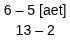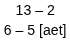rows swapped: (35, 30) <-> (35, 11)
